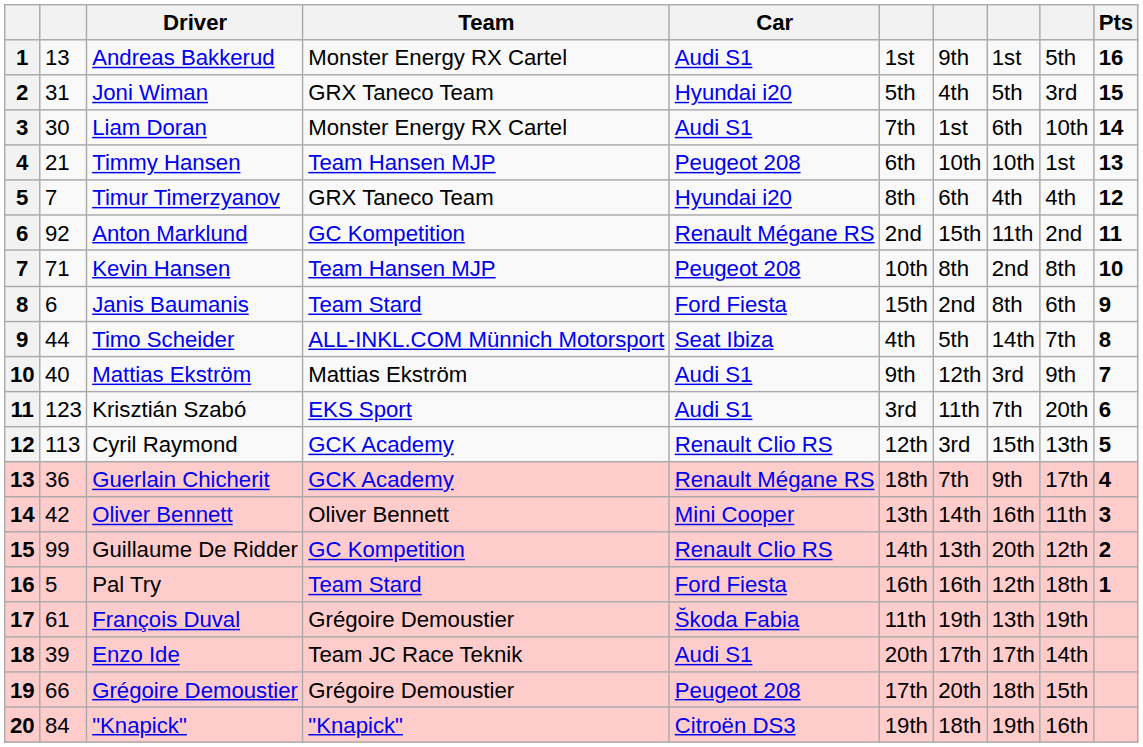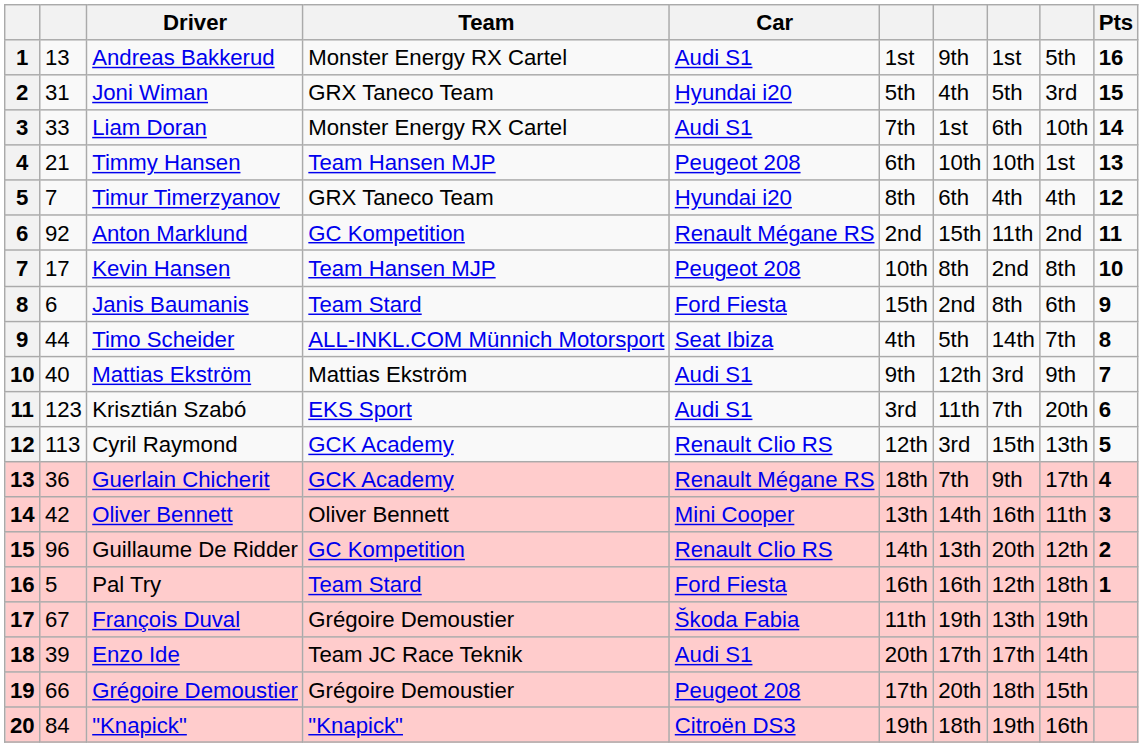(57, 128) 30 -> (57, 128) 33
(57, 268) 71 -> (57, 268) 17
(57, 549) 99 -> (57, 549) 96
(57, 620) 61 -> (57, 620) 67
